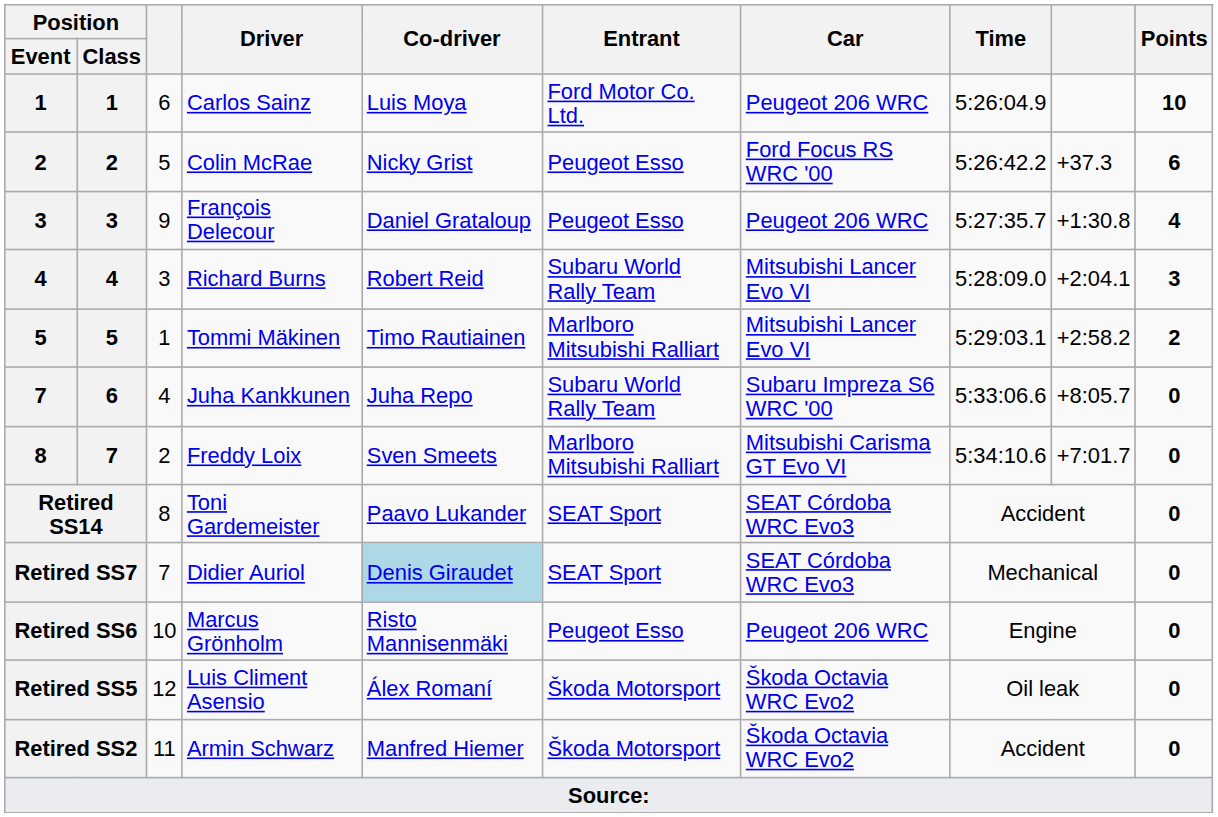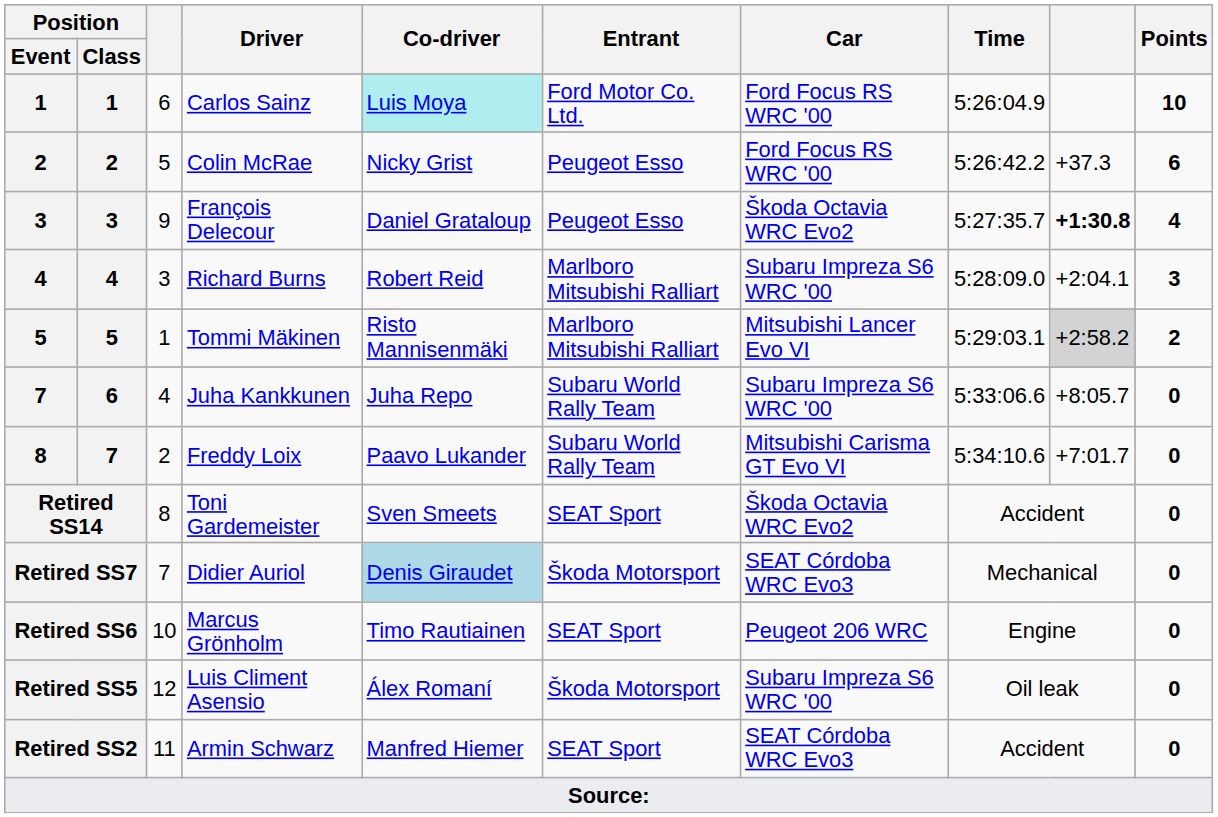(417, 103) no background -> (416, 103) paleturquoise background
(837, 103) Peugeot 206 WRC -> (819, 103) Ford Focus RS WRC '00
(837, 220) Peugeot 206 WRC -> (816, 220) Škoda Octavia WRC Evo2
(1094, 220) normal -> (1093, 220) bold
(614, 279) Subaru World Rally Team -> (633, 279) Marlboro Mitsubishi Ralliart
(831, 279) Mitsubishi Lancer Evo VI -> (839, 279) Subaru Impreza S6 WRC '00
(446, 337) Timo Rautiainen -> (437, 337) Risto Mannisenmäki
(1094, 337) no background -> (1092, 337) lightgrey background
(432, 455) Sven Smeets -> (446, 455) Paavo Lukander
(633, 455) Marlboro Mitsubishi Ralliart -> (614, 455) Subaru World Rally Team
(446, 513) Paavo Lukander -> (432, 513) Sven Smeets
(818, 513) SEAT Córdoba WRC Evo3 -> (816, 513) Škoda Octavia WRC Evo2
(604, 572) SEAT Sport -> (634, 572) Škoda Motorsport
(437, 631) Risto Mannisenmäki -> (446, 631) Timo Rautiainen
(616, 631) Peugeot Esso -> (604, 631) SEAT Sport
(817, 689) Škoda Octavia WRC Evo2 -> (839, 689) Subaru Impreza S6 WRC '00
(634, 748) Škoda Motorsport -> (604, 748) SEAT Sport
(817, 748) Škoda Octavia WRC Evo2 -> (818, 748) SEAT Córdoba WRC Evo3
